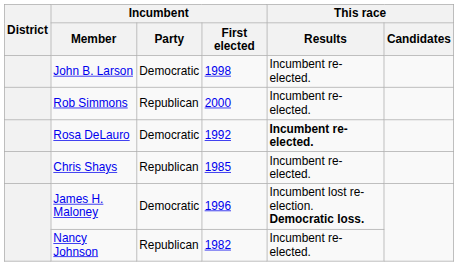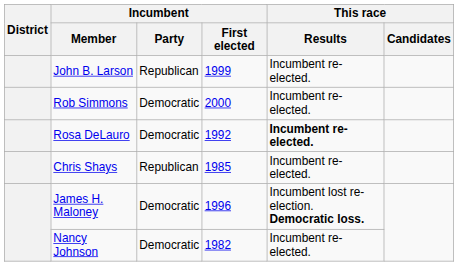(169, 71) Democratic -> (169, 71) Republican
(218, 71) 1998 -> (218, 71) 1999
(169, 103) Republican -> (169, 103) Democratic
(169, 245) Republican -> (169, 245) Democratic
